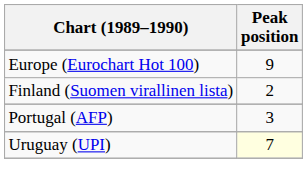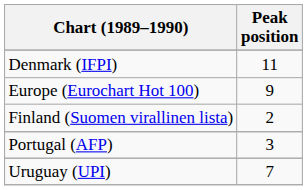+ row: (63, 63)
(270, 144) lightyellow background -> (270, 171) no background
